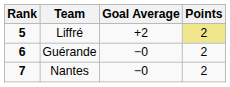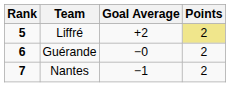(141, 71) −0 -> (141, 71) −1
